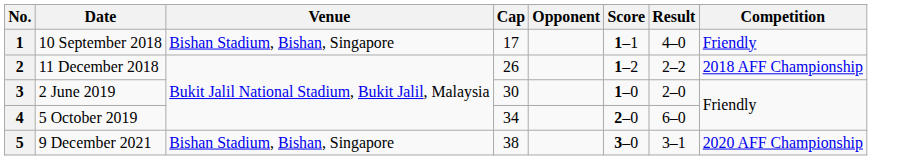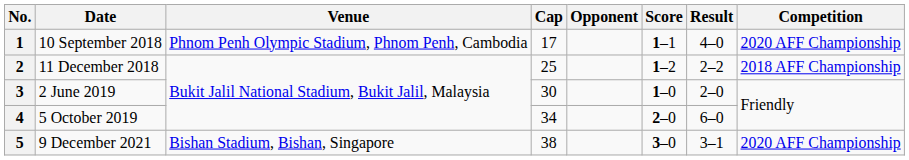(282, 42) Bishan Stadium, Bishan, Singapore -> (348, 42) Phnom Penh Olympic Stadium, Phnom Penh, Cambodia
(730, 42) Friendly -> (821, 42) 2020 AFF Championship
(511, 67) 26 -> (549, 67) 25
